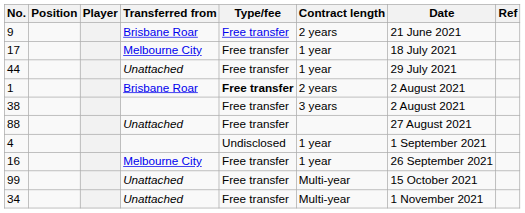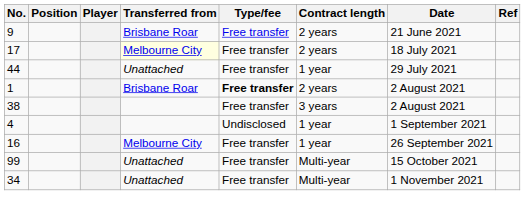(162, 50) no background -> (162, 50) lightyellow background
(315, 50) 1 year -> (318, 50) 2 years
- row: (14, 124)
